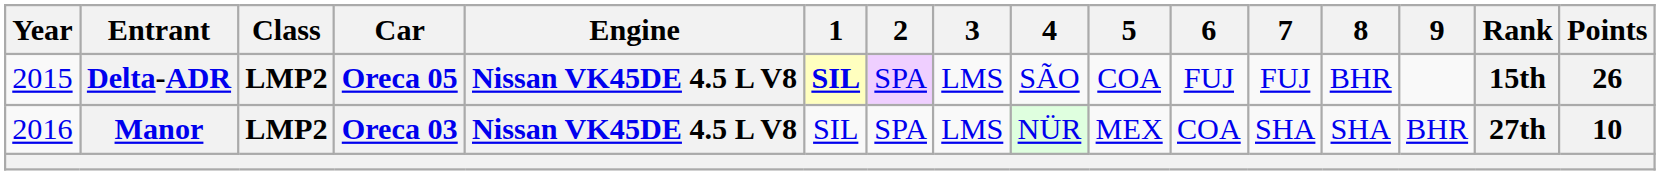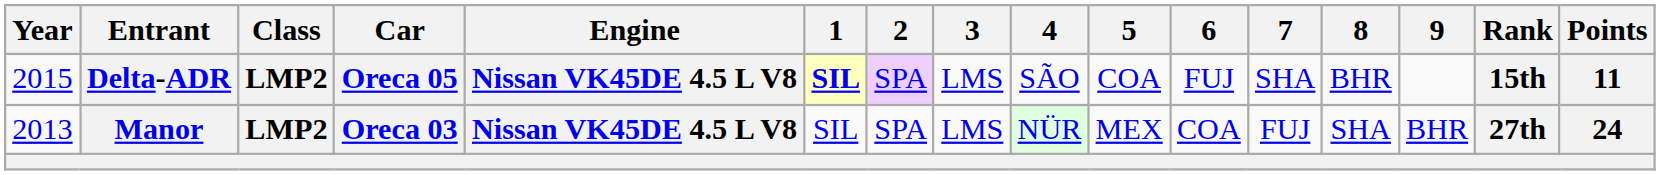(1285, 78) FUJ -> (1285, 78) SHA
(1607, 78) 26 -> (1607, 78) 11
(42, 128) 2016 -> (42, 128) 2013
(1285, 128) SHA -> (1285, 128) FUJ
(1607, 128) 10 -> (1607, 128) 24
